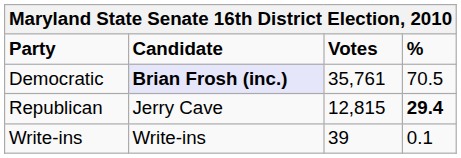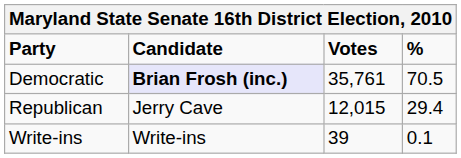(357, 108) 12,815 -> (357, 108) 12,015
(425, 108) bold -> (425, 108) normal
